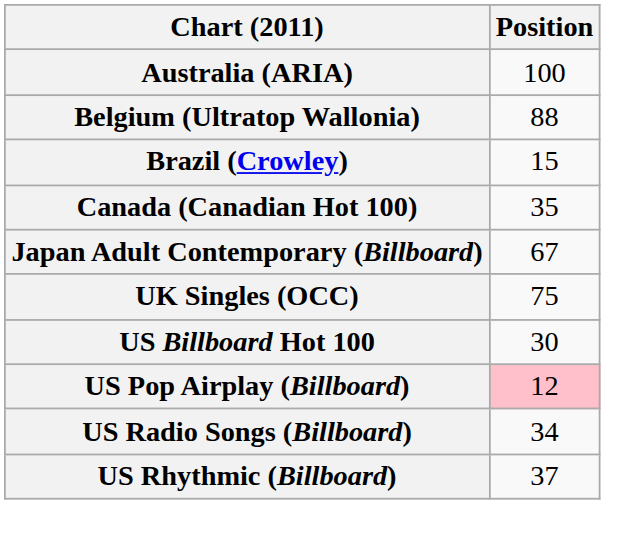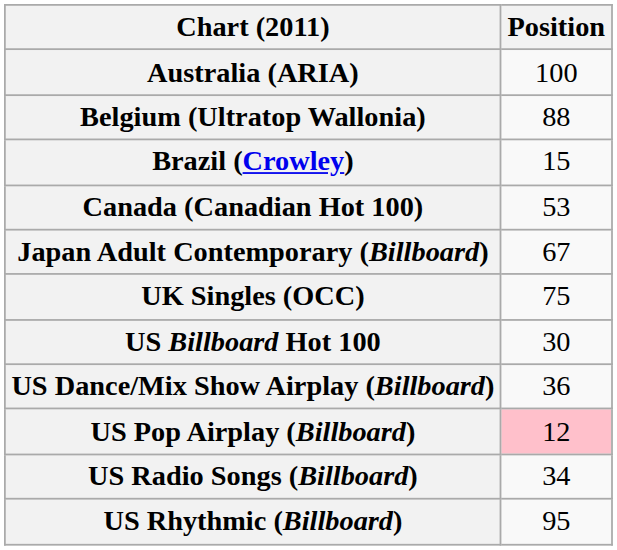(545, 206) 35 -> (556, 206) 53
+ row: (253, 386)
(545, 476) 37 -> (556, 521) 95
